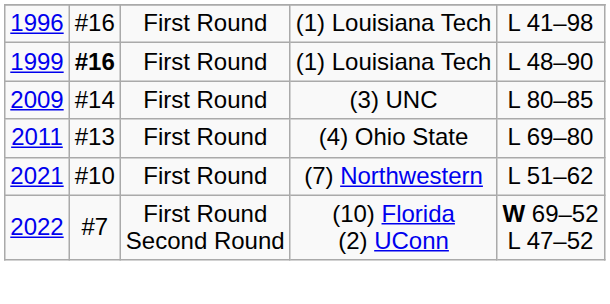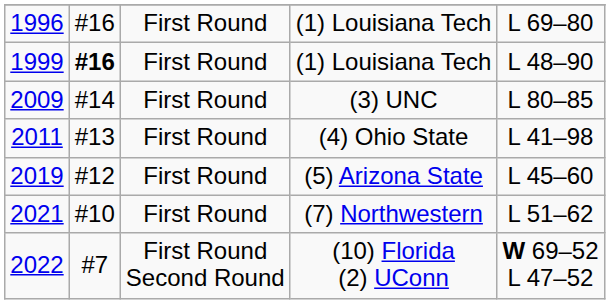(550, 23) L 41–98 -> (550, 23) L 69–80
(550, 137) L 69–80 -> (550, 137) L 41–98
+ row: (37, 175)
